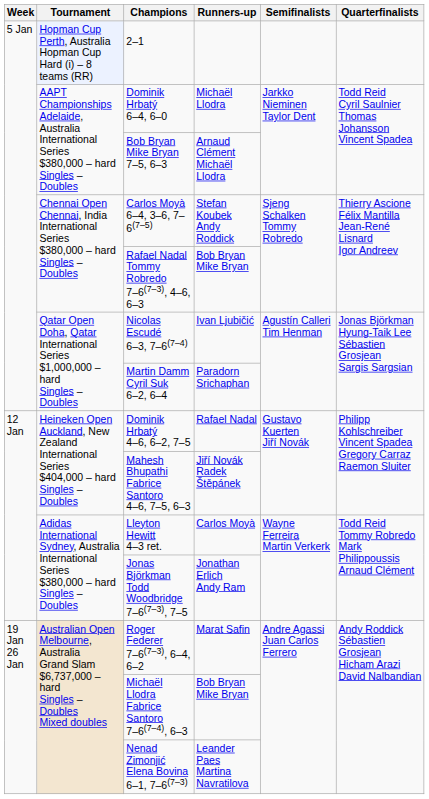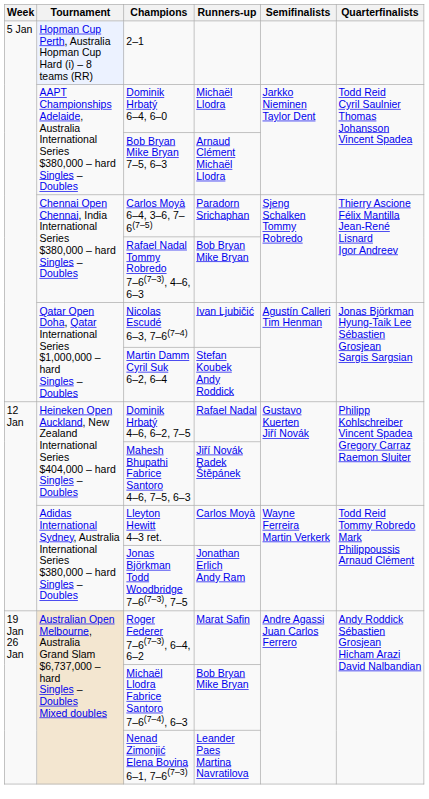(215, 221) Stefan Koubek Andy Roddick -> (223, 209) Paradorn Srichaphan
(223, 377) Paradorn Srichaphan -> (215, 373) Stefan Koubek Andy Roddick
